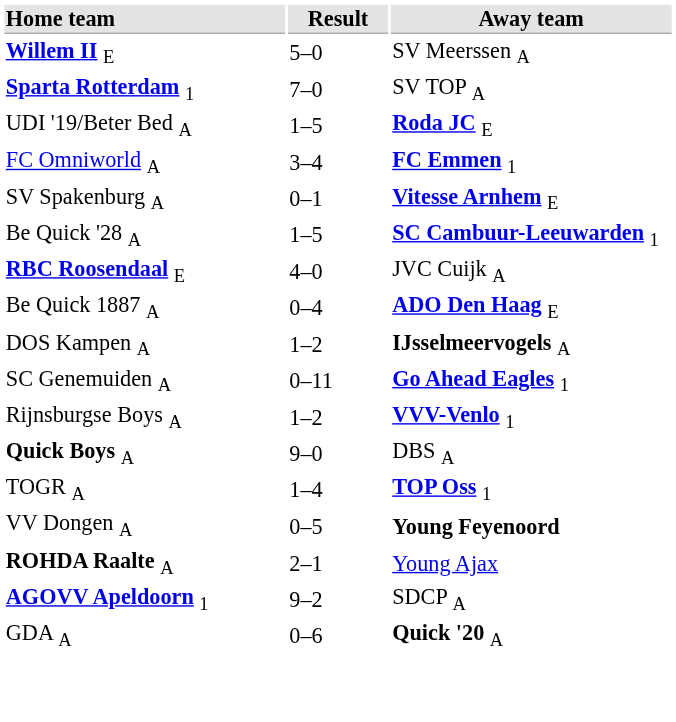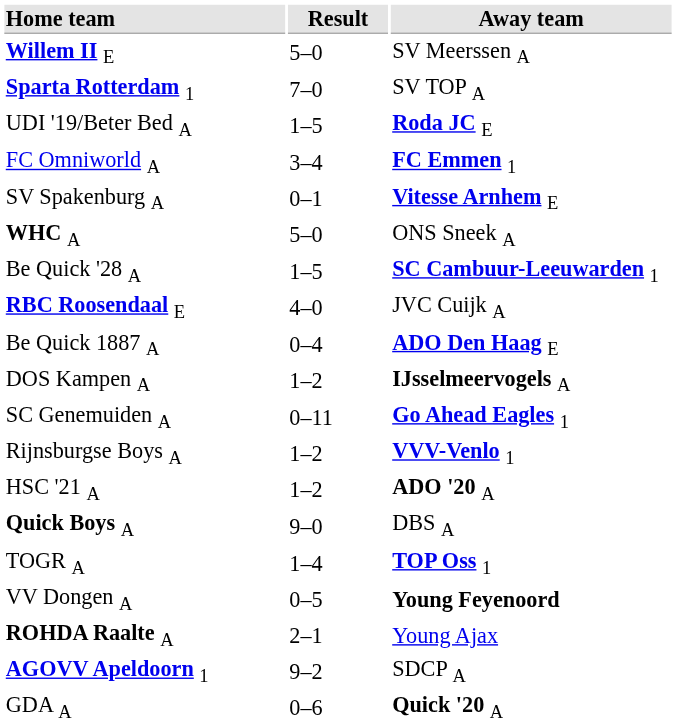+ row: (43, 235)
+ row: (53, 490)
